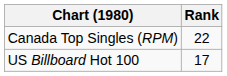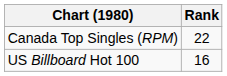(202, 60) 17 -> (202, 60) 16
